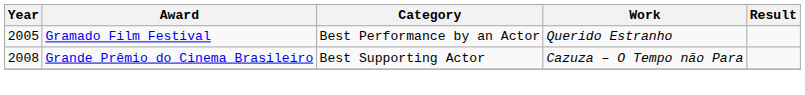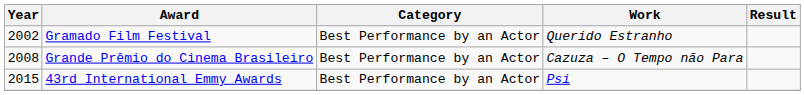(23, 37) 2005 -> (23, 37) 2002
(402, 58) Best Supporting Actor -> (430, 58) Best Performance by an Actor
+ row: (164, 79)
